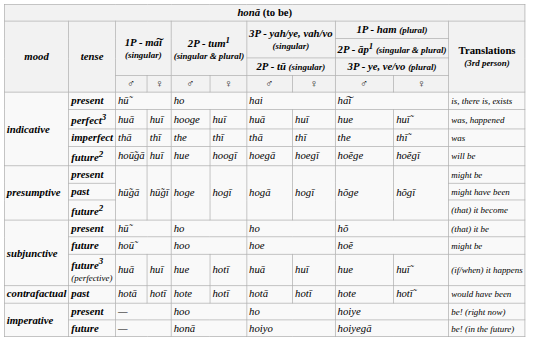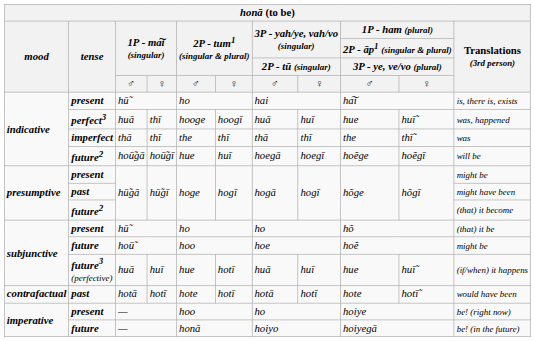(157, 119) huī -> (155, 119) thī
(219, 119) huī -> (230, 119) hoogī
(157, 156) huī -> (162, 156) hoū̃gī
(225, 156) hoogī -> (225, 156) huī
